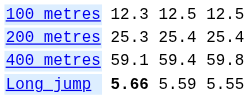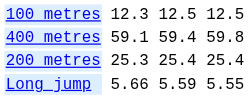rows swapped: (53, 38) <-> (53, 61)
(130, 84) bold -> (130, 84) normal
